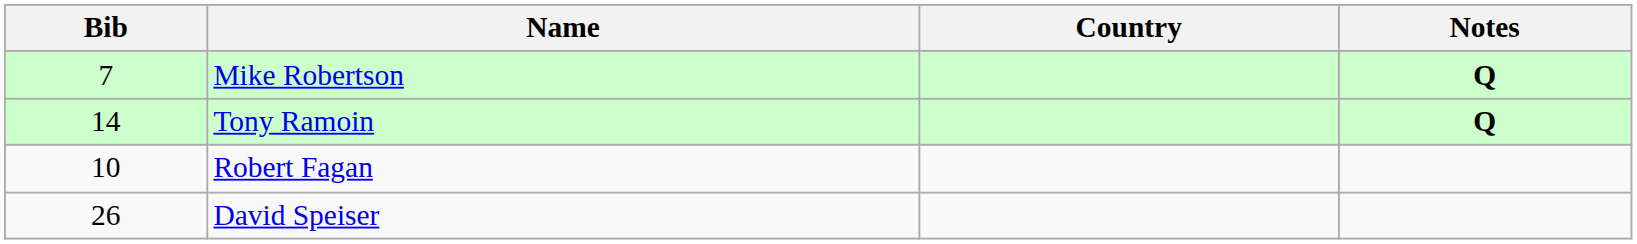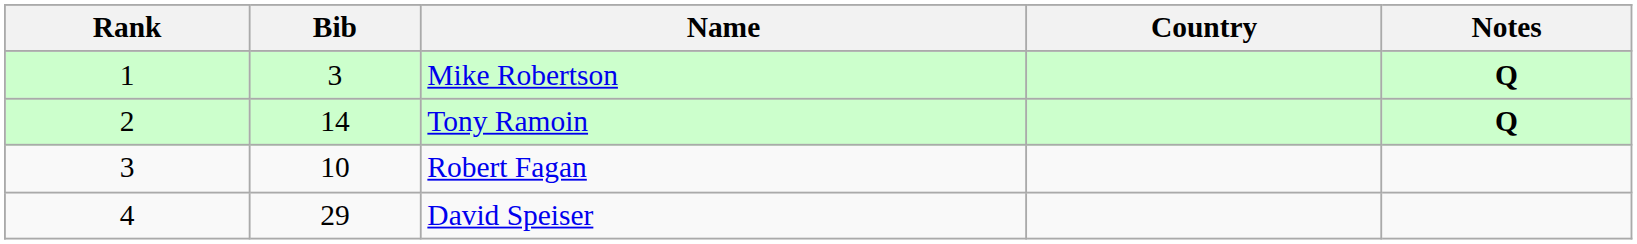+ column: (127, 27)
(106, 74) 7 -> (335, 74) 3
(106, 214) 26 -> (335, 214) 29
